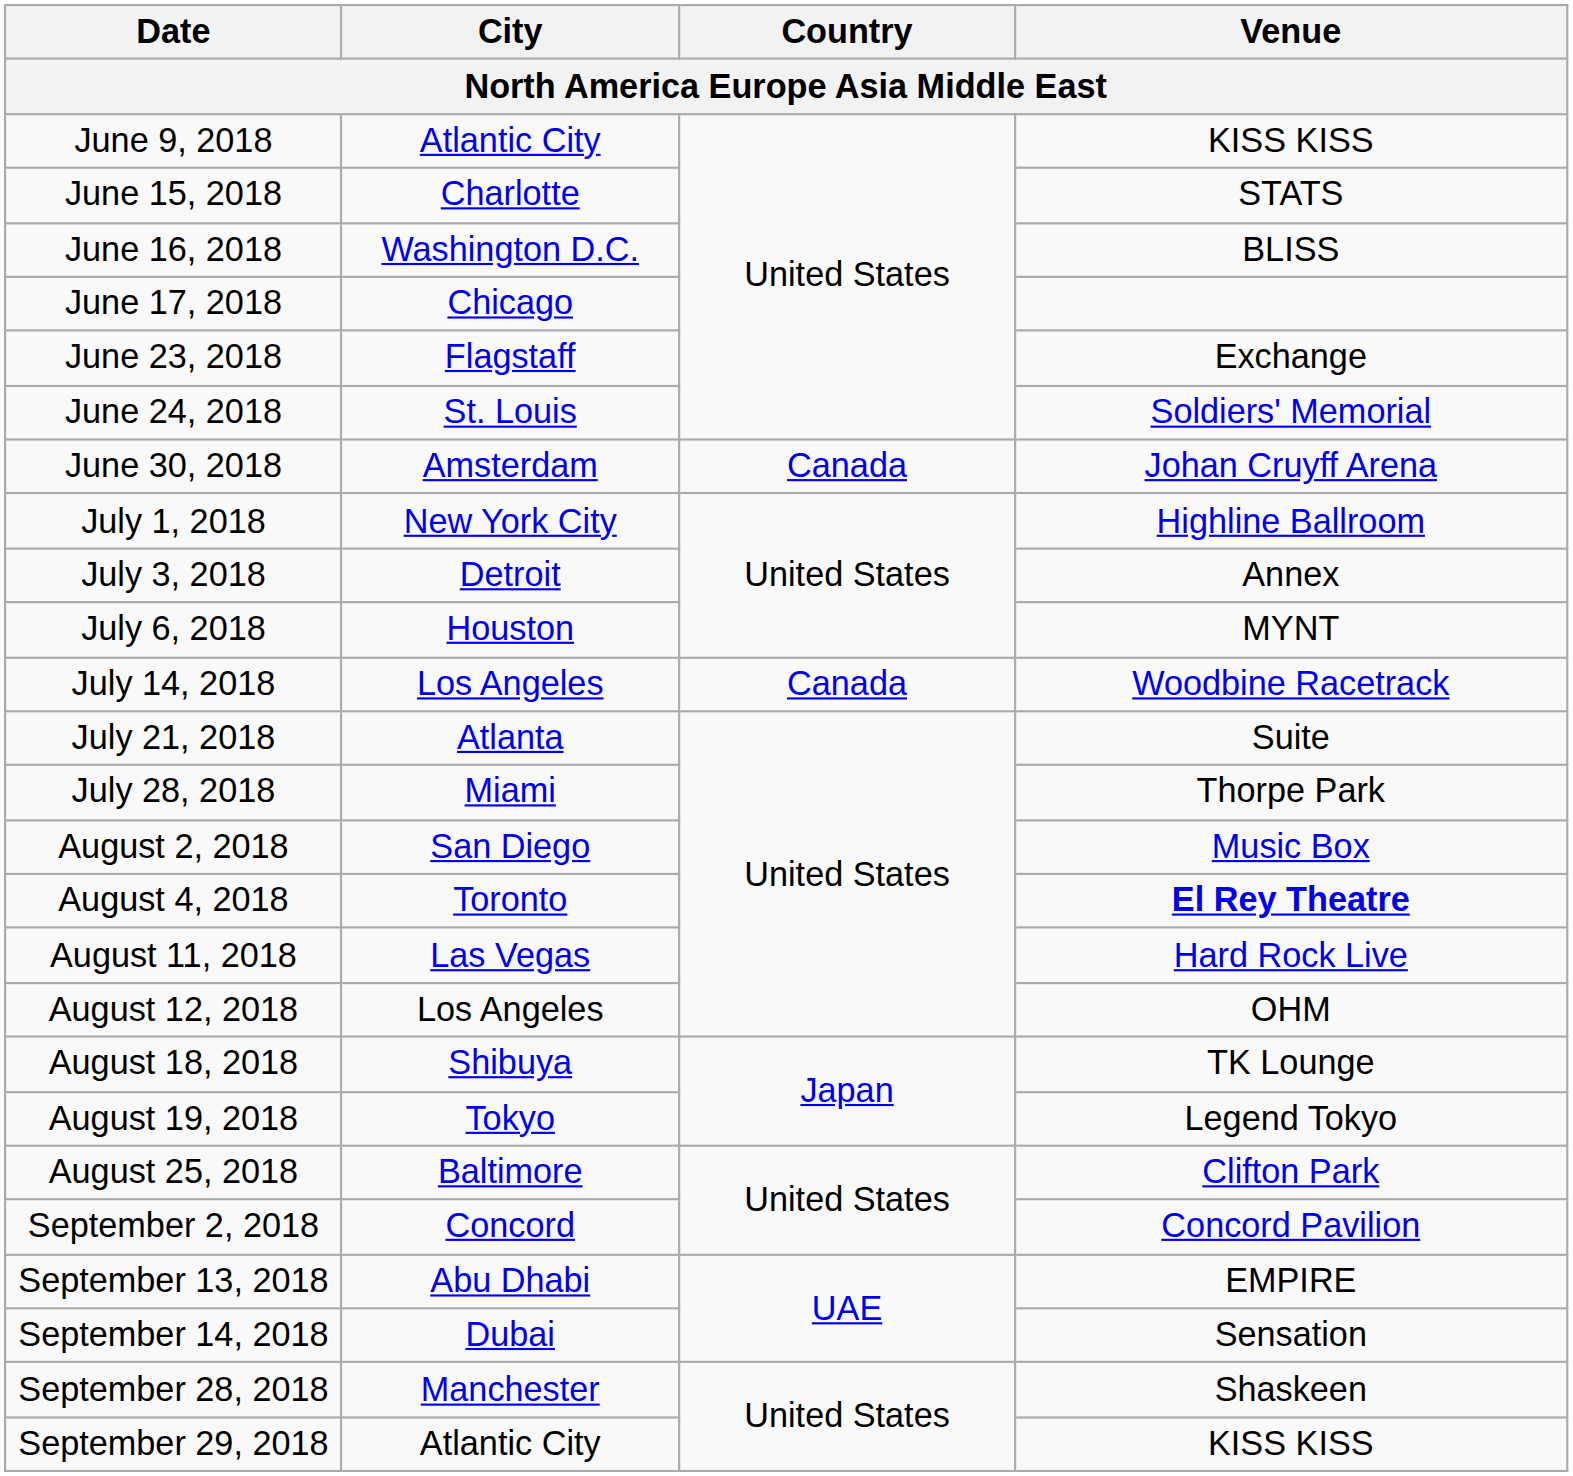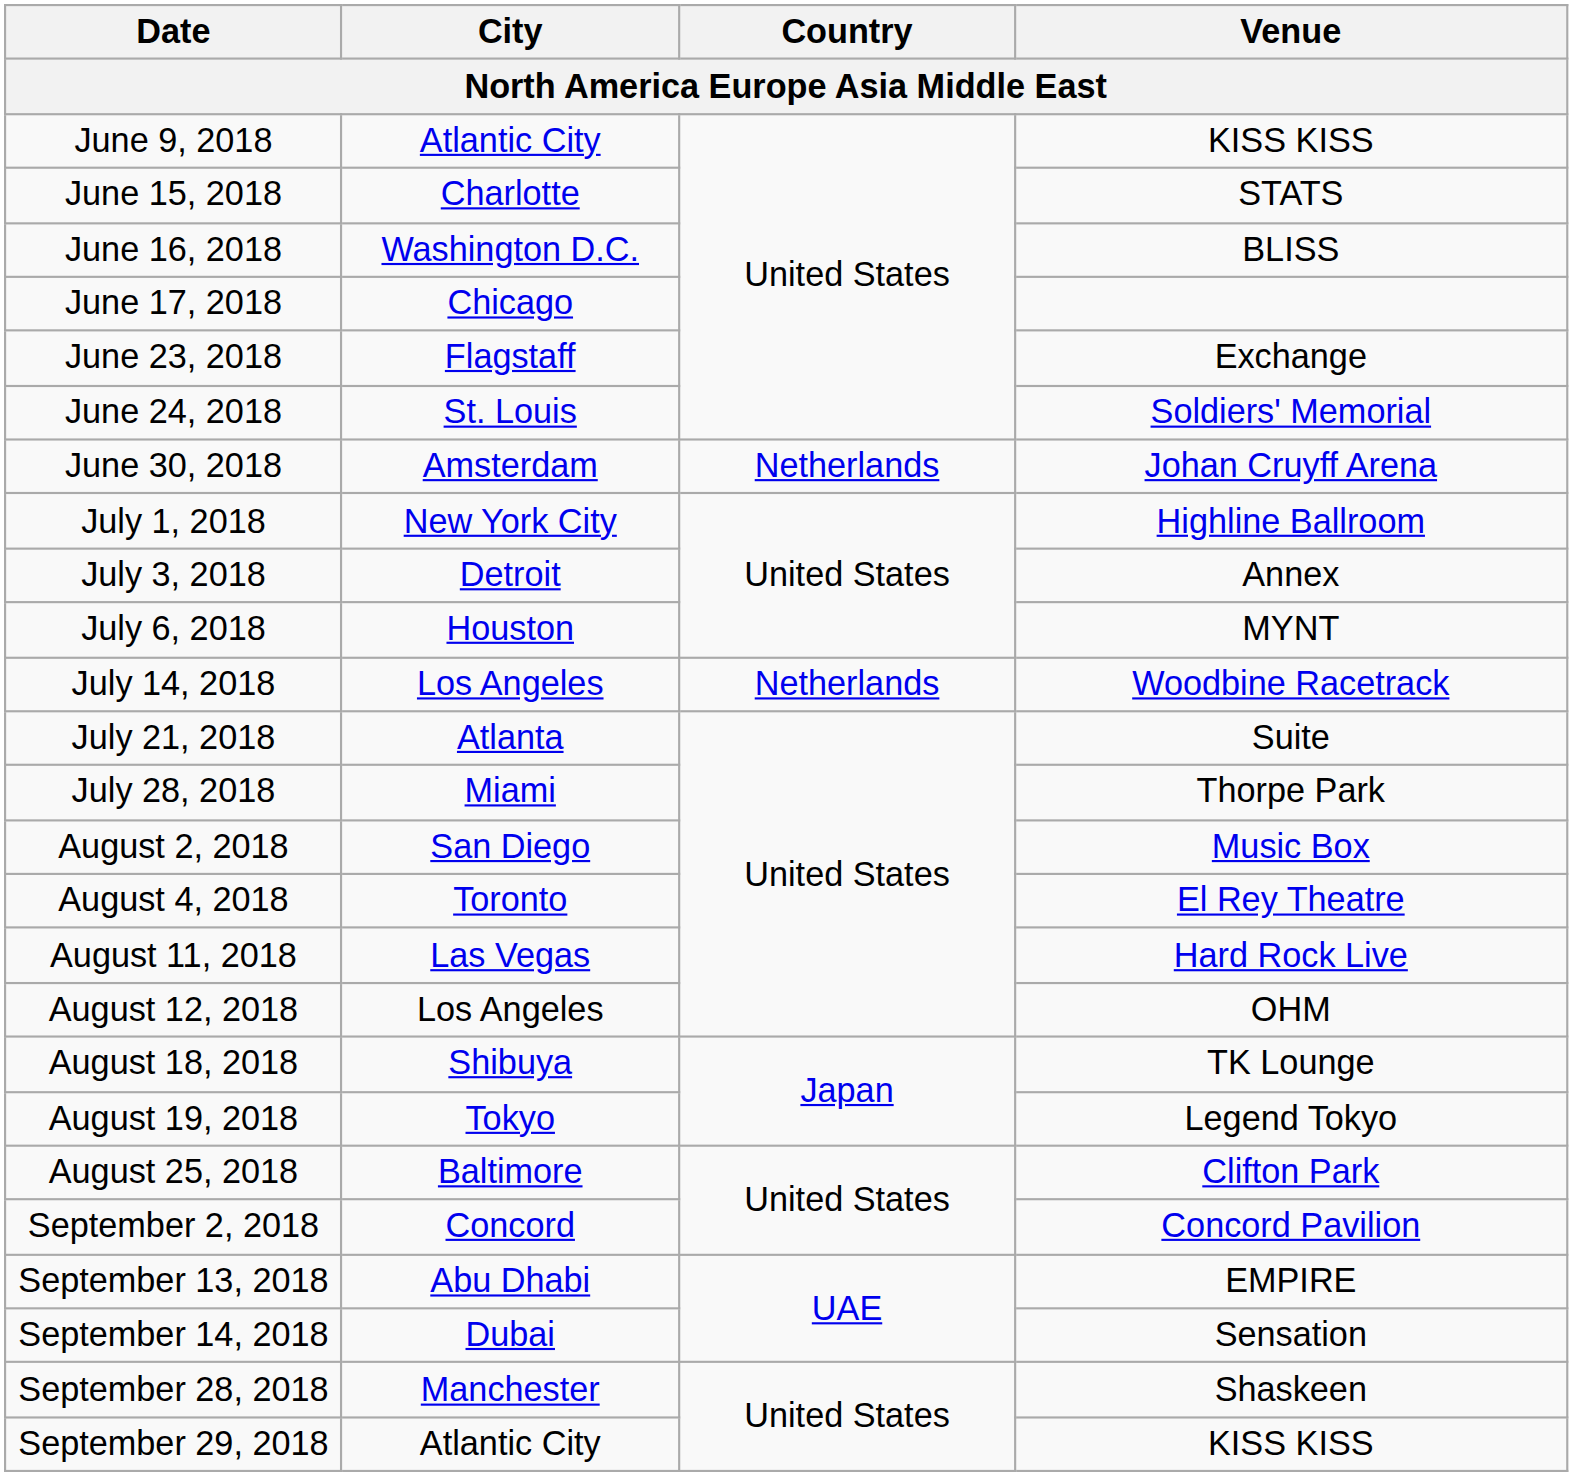(847, 466) Canada -> (847, 466) Netherlands
(847, 683) Canada -> (847, 683) Netherlands
(1291, 900) bold -> (1291, 900) normal
